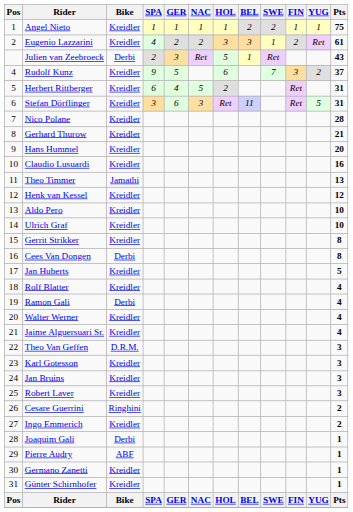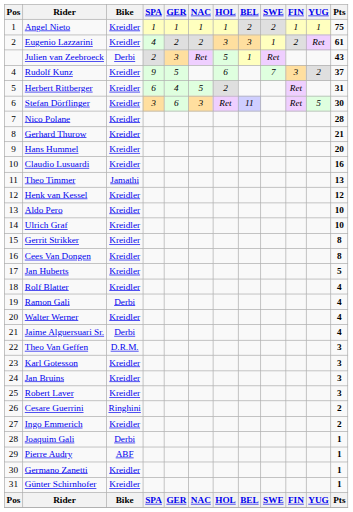(339, 103) 31 -> (339, 103) 30
(125, 255) Derbi -> (125, 255) Kreidler
(125, 332) Kreidler -> (125, 332) Derbi
